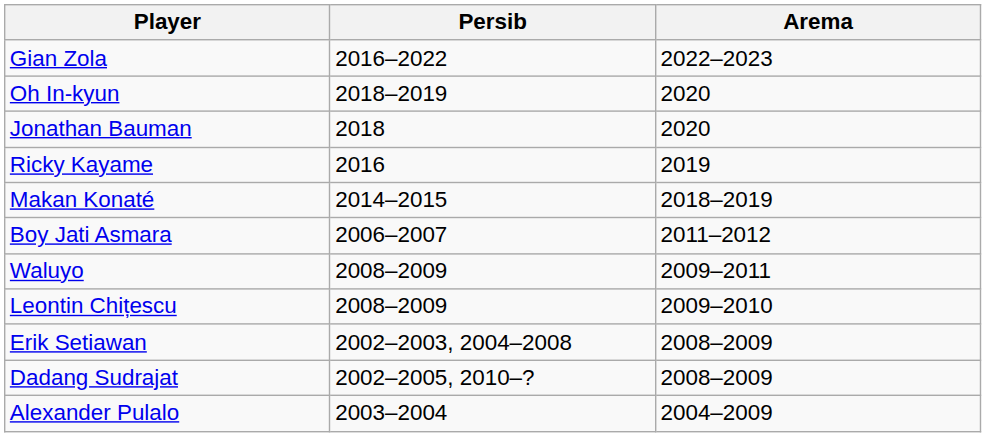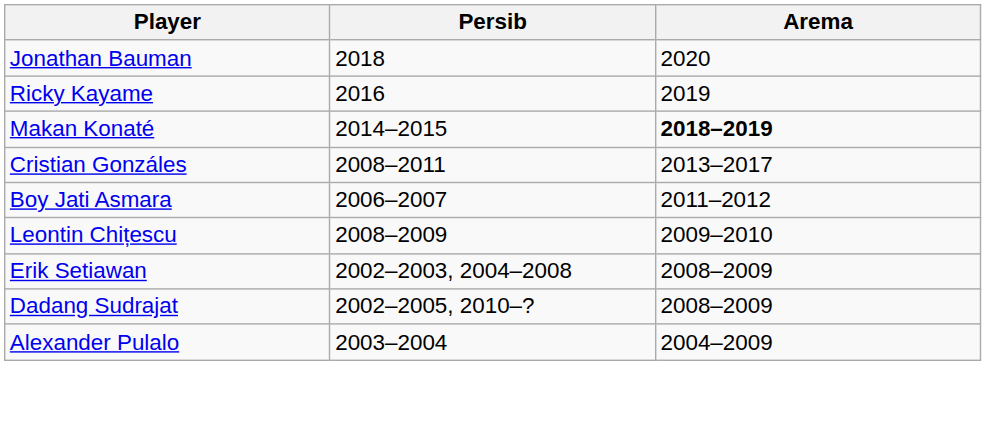- row: (58, 57)
- row: (65, 93)
(717, 199) normal -> (717, 128) bold
+ row: (98, 164)
- row: (47, 270)
